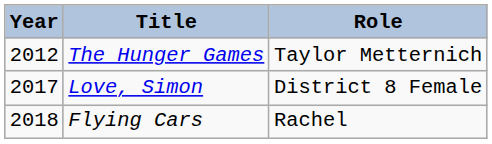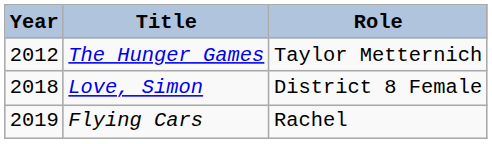(34, 88) 2017 -> (34, 88) 2018
(34, 121) 2018 -> (34, 121) 2019
